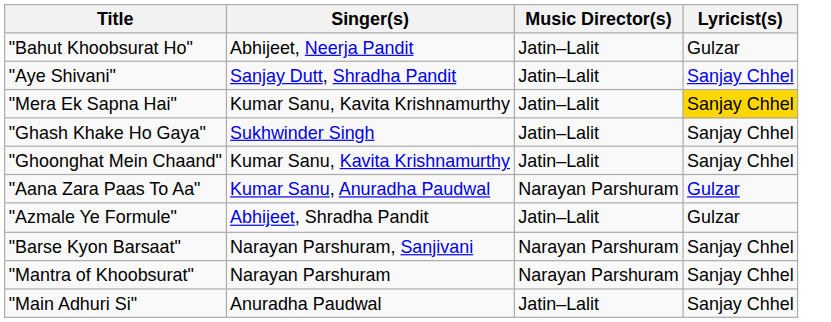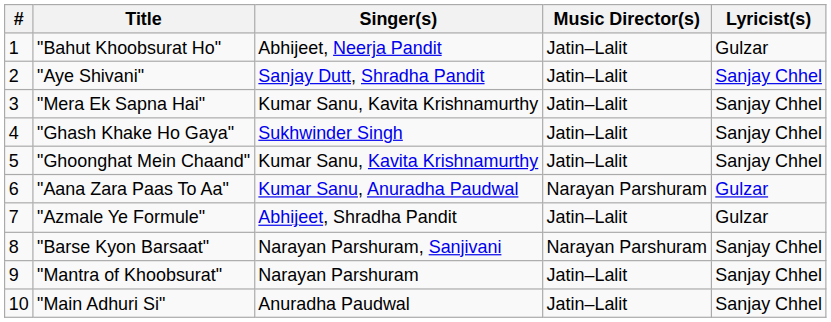+ column: (19, 19)
(740, 104) gold background -> (769, 104) no background
(599, 275) Narayan Parshuram -> (587, 275) Jatin–Lalit
